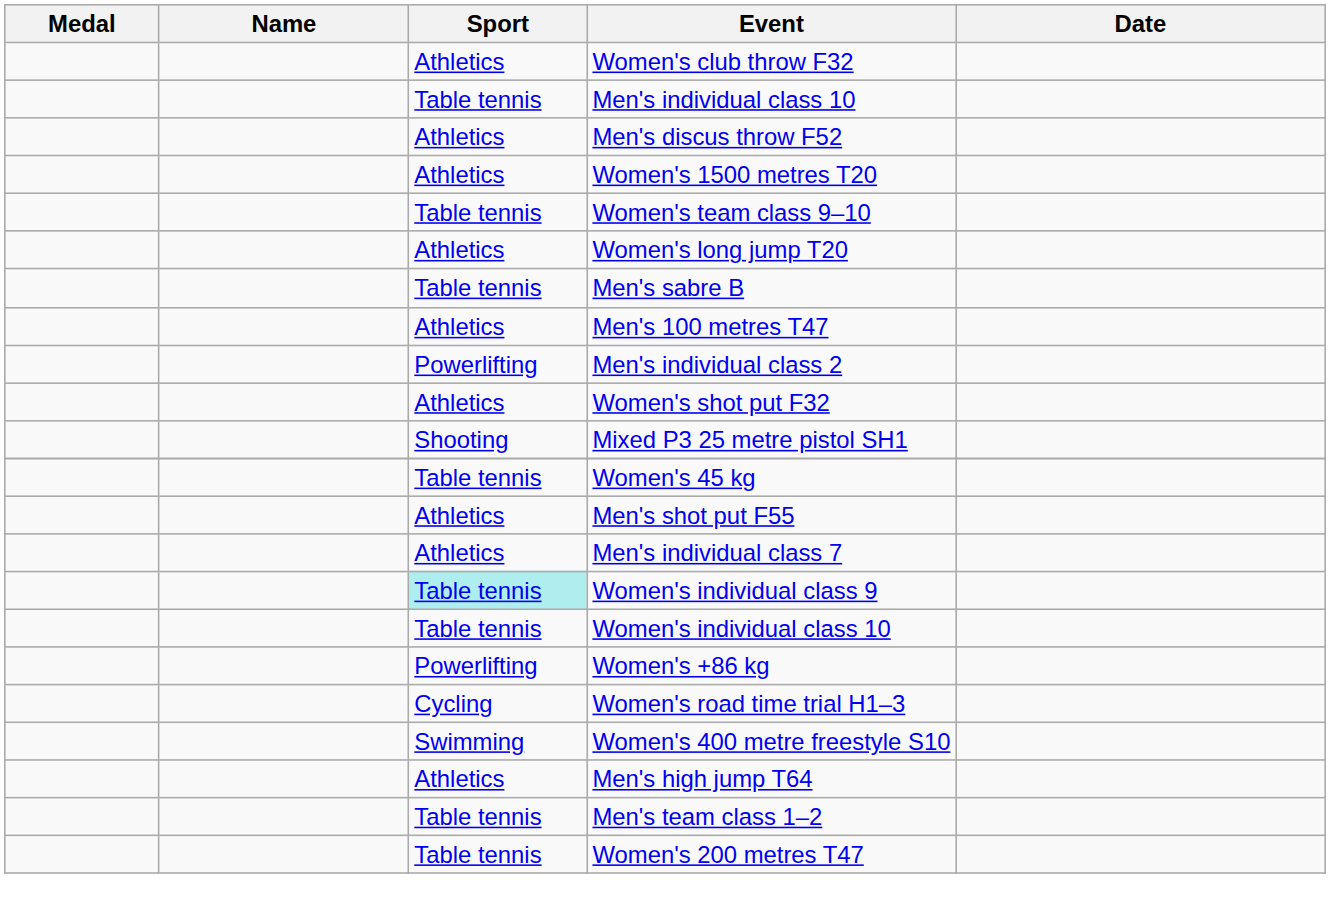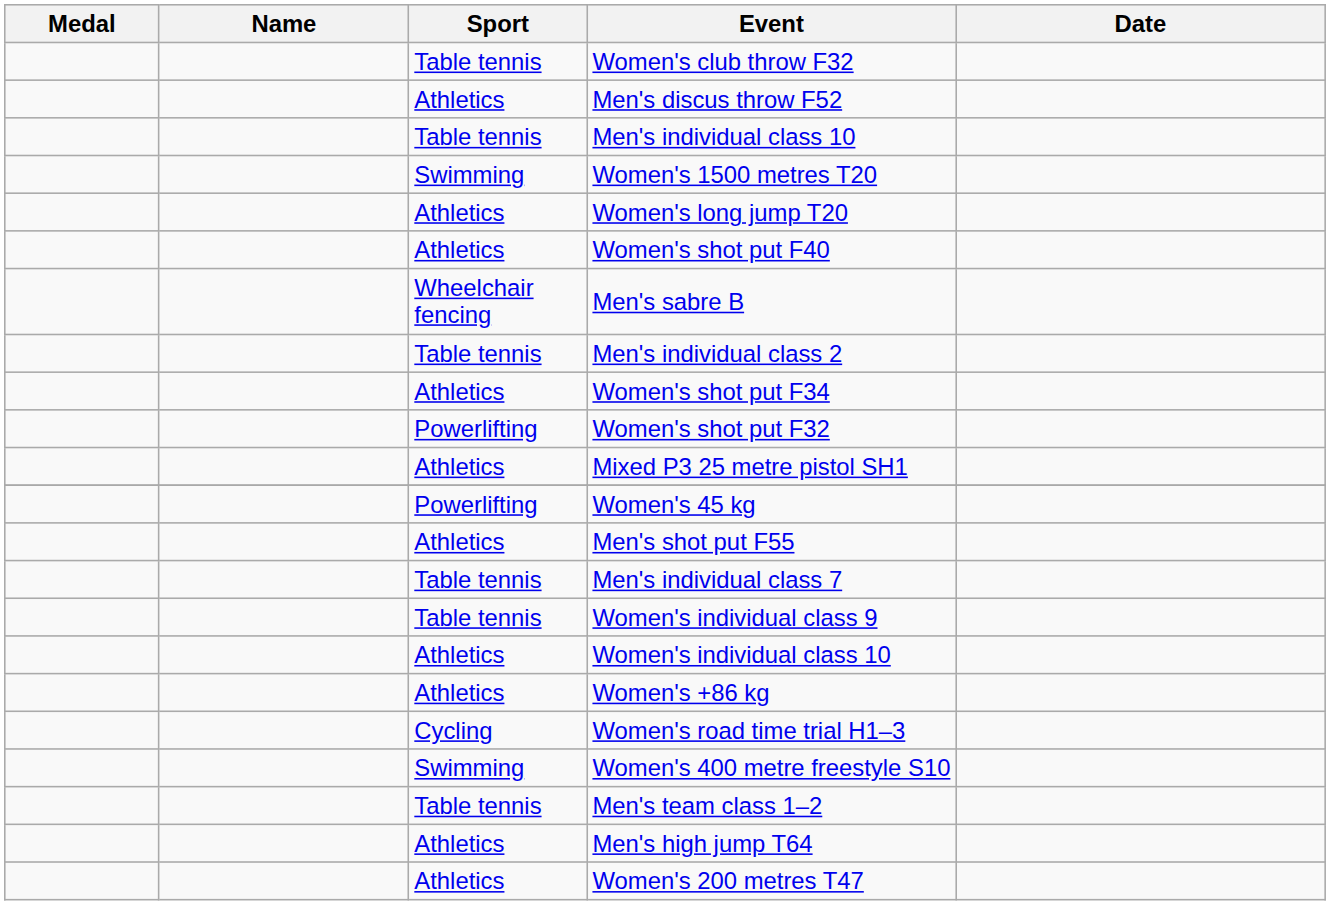(459, 62) Athletics -> (478, 62) Table tennis
rows swapped: (724, 99) <-> (717, 137)
(459, 175) Athletics -> (469, 175) Swimming
- row: (732, 213)
+ row: (711, 251)
(478, 288) Table tennis -> (474, 302) Wheelchair fencing
- row: (710, 326)
(476, 364) Powerlifting -> (478, 353) Table tennis
+ row: (711, 391)
(459, 402) Athletics -> (476, 428) Powerlifting
(461, 439) Shooting -> (459, 466) Athletics
(478, 477) Table tennis -> (476, 504) Powerlifting
(459, 553) Athletics -> (478, 579) Table tennis
(478, 591) paleturquoise background -> (478, 617) no background
(478, 628) Table tennis -> (459, 655) Athletics
(476, 666) Powerlifting -> (459, 693) Athletics
rows swapped: (707, 817) <-> (703, 779)
(478, 855) Table tennis -> (459, 882) Athletics
